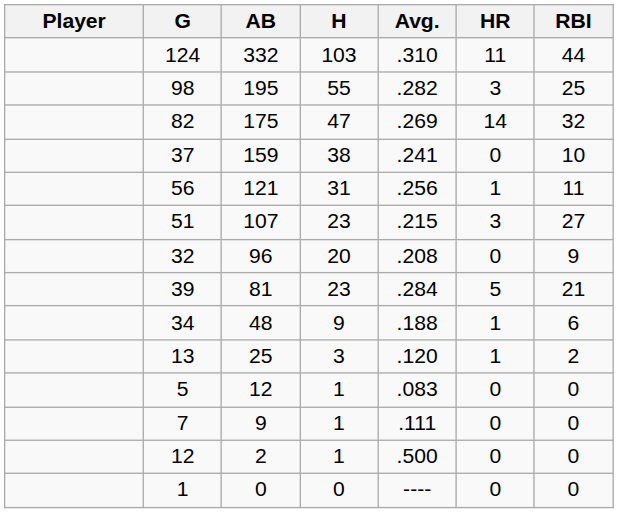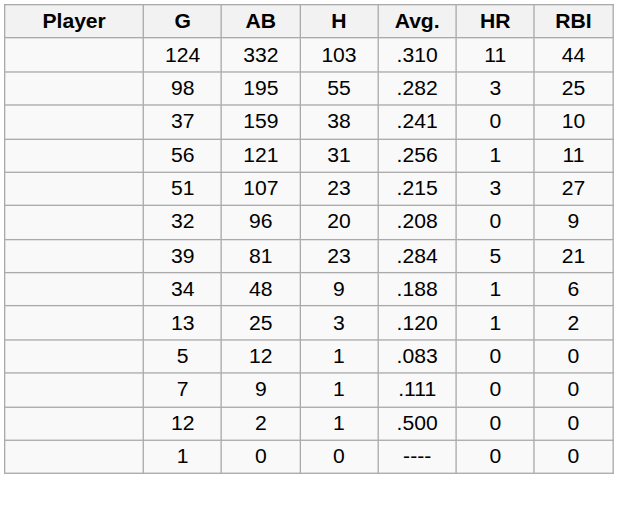- row: (183, 121)
